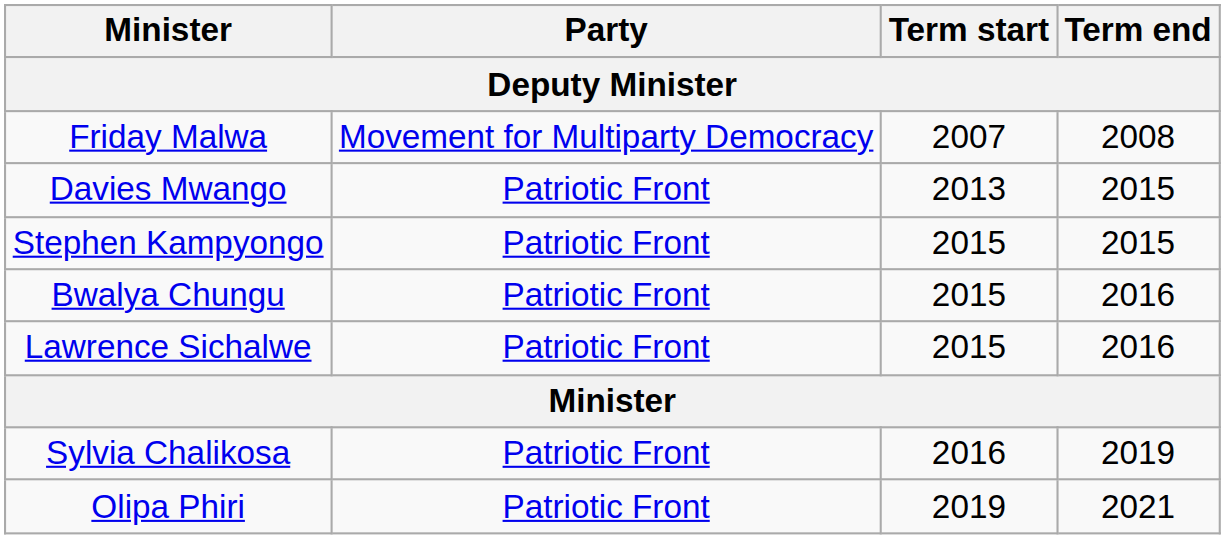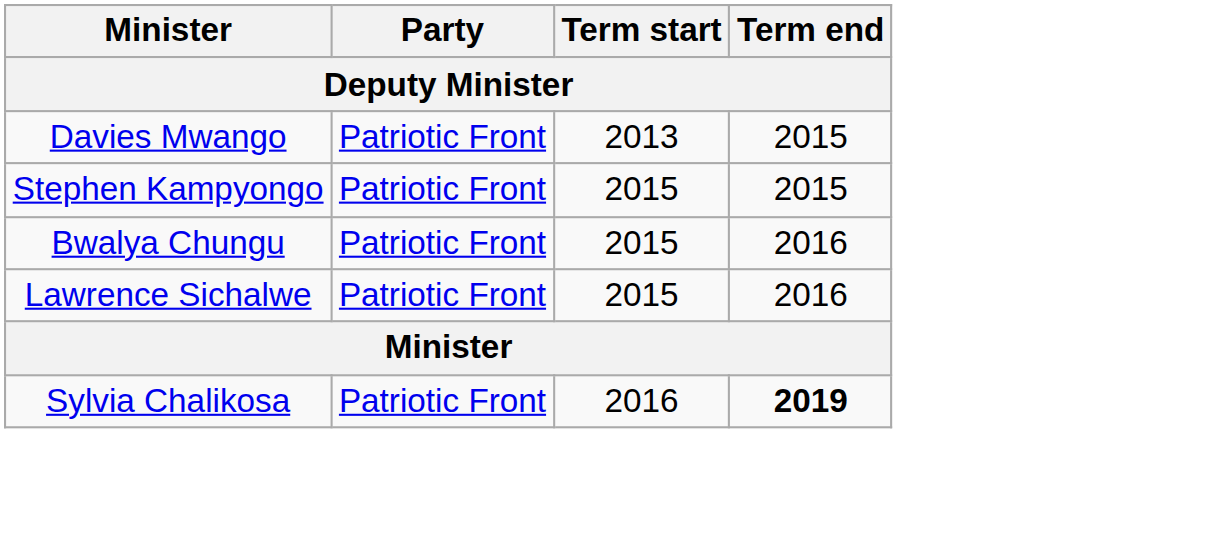- row: (168, 136)
(1138, 453) normal -> (811, 400) bold
- row: (168, 505)
